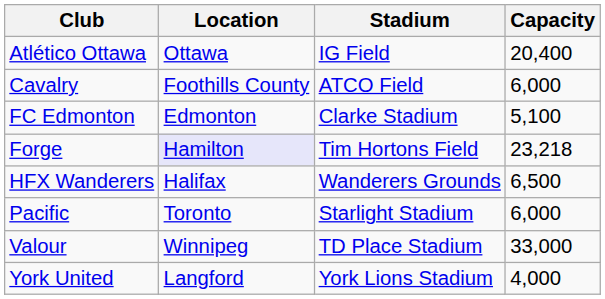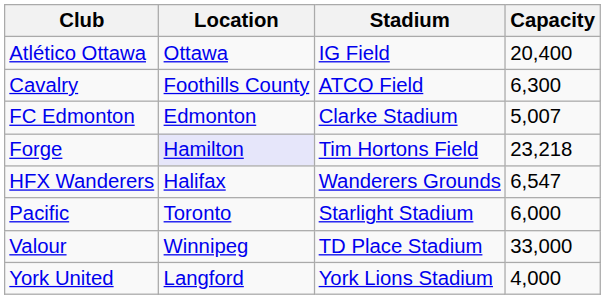(536, 85) 6,000 -> (536, 85) 6,300
(536, 117) 5,100 -> (536, 117) 5,007
(536, 181) 6,500 -> (536, 181) 6,547
